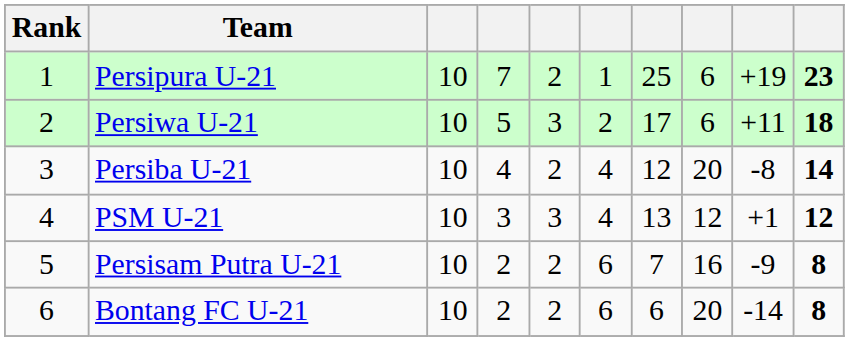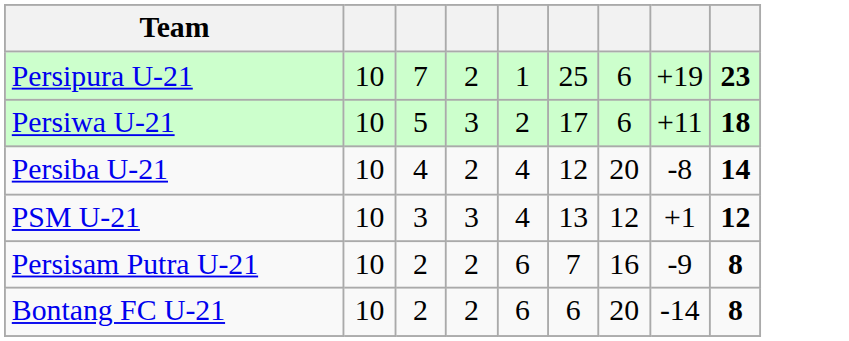- column: (47, 28)
